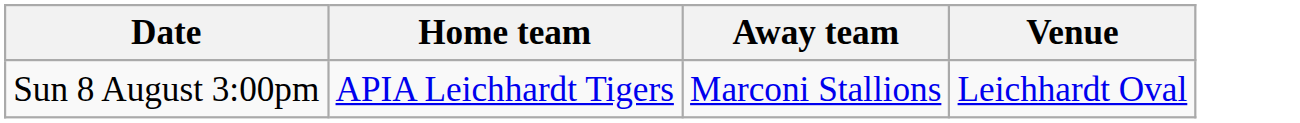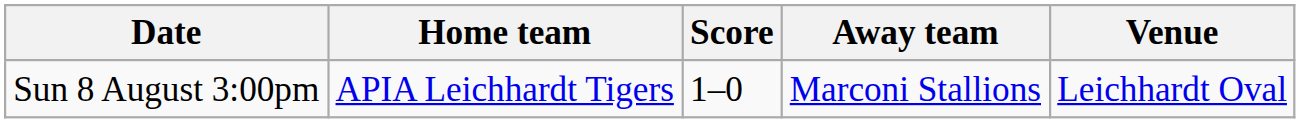+ column: (732, 32)
